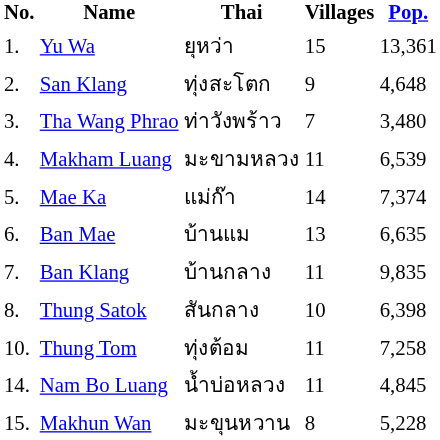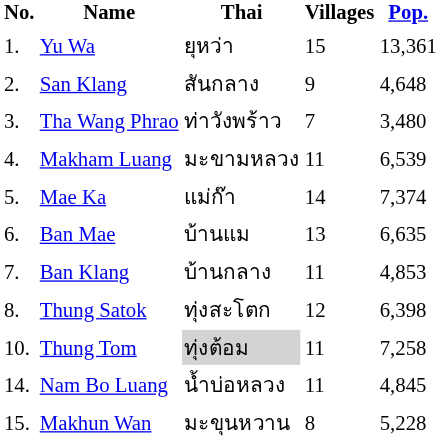(227, 83) ทุ่งสะโตก -> (222, 83) สันกลาง
(403, 271) 9,835 -> (403, 271) 4,853
(222, 310) สันกลาง -> (227, 310) ทุ่งสะโตก
(315, 309) 10 -> (315, 309) 12
(216, 347) no background -> (216, 347) lightgrey background
